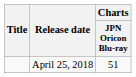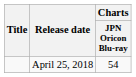(113, 64) 51 -> (113, 64) 54
